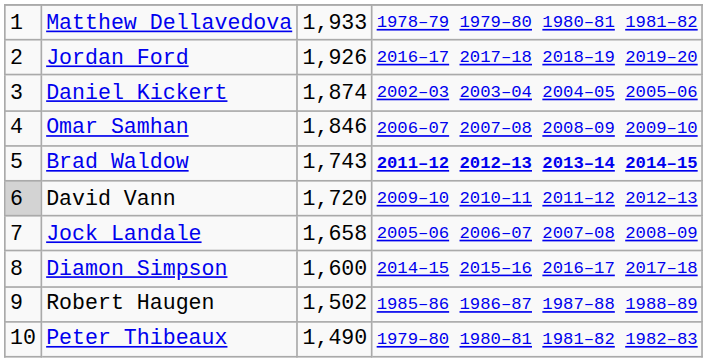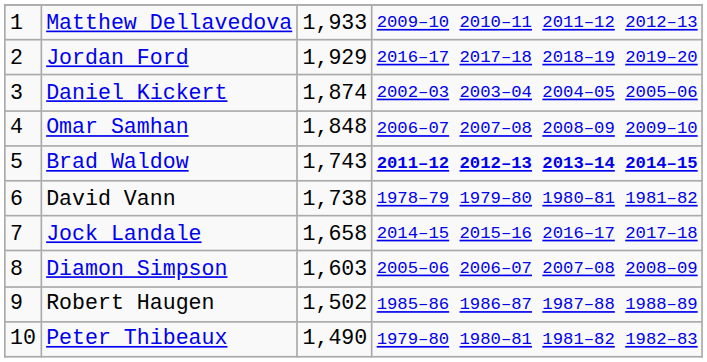(537, 22) 1978–79 1979–80 1980–81 1981–82 -> (537, 22) 2009–10 2010–11 2011–12 2012–13
(335, 58) 1,926 -> (335, 58) 1,929
(335, 128) 1,846 -> (335, 128) 1,848
(16, 198) lightgrey background -> (16, 198) no background
(335, 198) 1,720 -> (335, 198) 1,738
(537, 198) 2009–10 2010–11 2011–12 2012–13 -> (537, 198) 1978–79 1979–80 1980–81 1981–82
(537, 233) 2005–06 2006–07 2007–08 2008–09 -> (537, 233) 2014–15 2015–16 2016–17 2017–18
(335, 269) 1,600 -> (335, 269) 1,603
(537, 269) 2014–15 2015–16 2016–17 2017–18 -> (537, 269) 2005–06 2006–07 2007–08 2008–09
